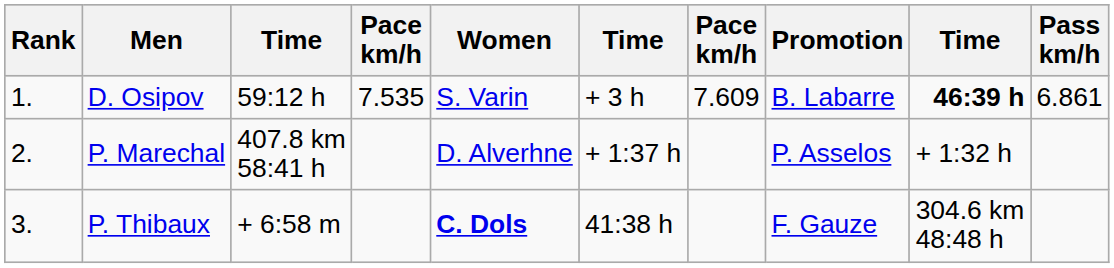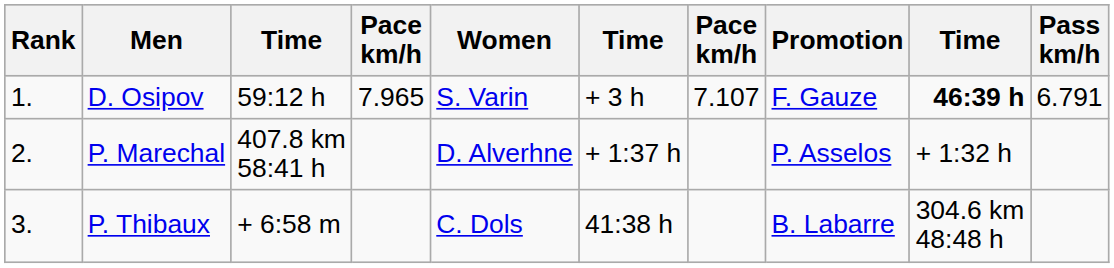(391, 97) 7.535 -> (391, 97) 7.965
(726, 97) 7.609 -> (726, 97) 7.107
(833, 97) B. Labarre -> (824, 97) F. Gauze
(1069, 97) 6.861 -> (1069, 97) 6.791
(482, 225) bold -> (480, 225) normal
(824, 225) F. Gauze -> (833, 225) B. Labarre
